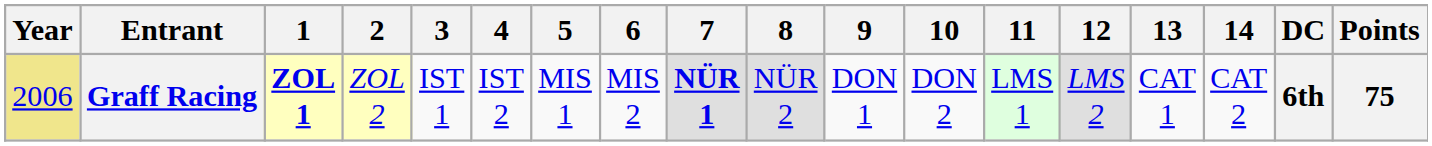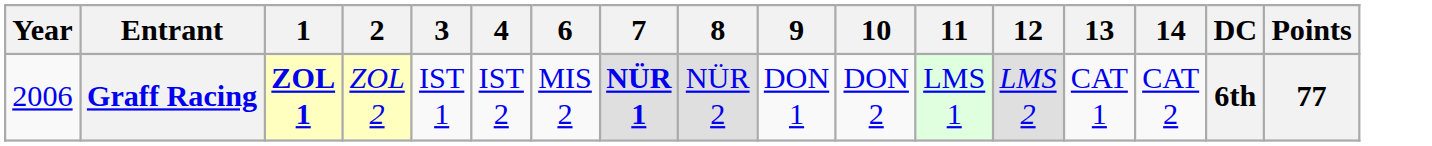- column: (565, 28)
(42, 96) khaki background -> (42, 96) no background
(1380, 96) 75 -> (1312, 96) 77
